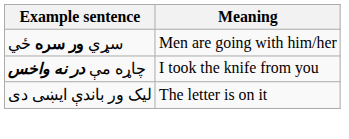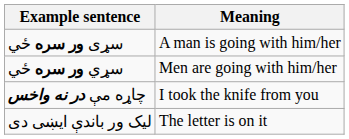+ row: (66, 43)
